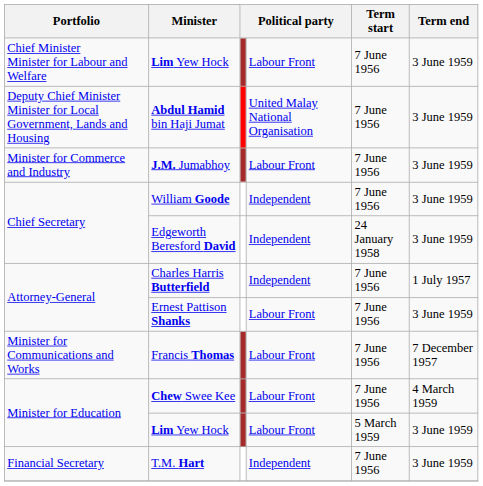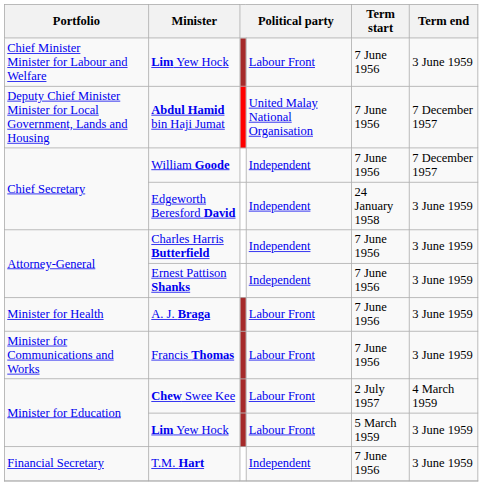(443, 117) 3 June 1959 -> (443, 117) 7 December 1957
- row: (66, 165)
(443, 198) 3 June 1959 -> (443, 165) 7 December 1957
(441, 280) 1 July 1957 -> (443, 246) 3 June 1959
(282, 314) Labour Front -> (280, 280) Independent
+ row: (55, 314)
(443, 355) 7 December 1957 -> (443, 355) 3 June 1959
(371, 396) 7 June 1956 -> (370, 396) 2 July 1957
